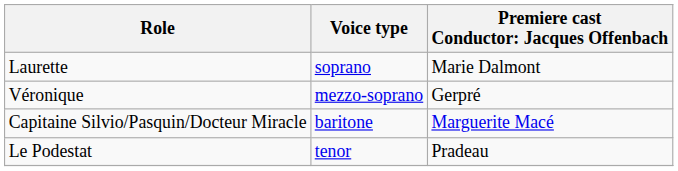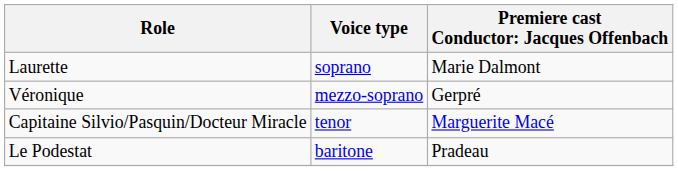(344, 123) baritone -> (333, 123) tenor
(333, 151) tenor -> (344, 151) baritone
